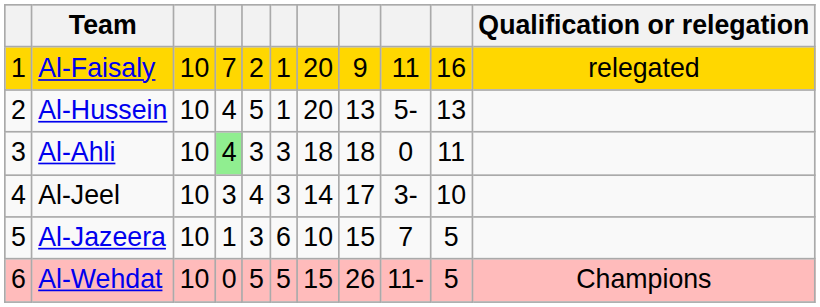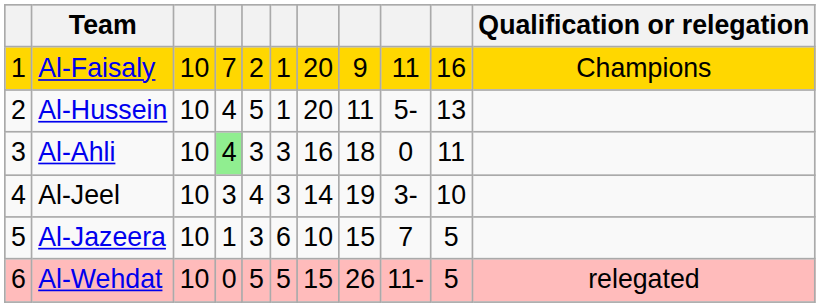(644, 68) relegated -> (644, 68) Champions
(360, 110) 13 -> (360, 110) 11
(318, 152) 18 -> (318, 152) 16
(360, 195) 17 -> (360, 195) 19
(644, 279) Champions -> (644, 279) relegated
